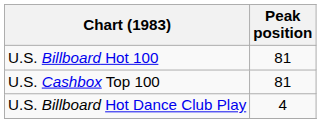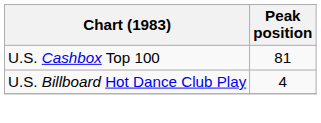- row: (83, 57)
